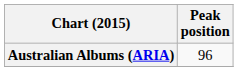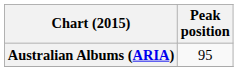(205, 54) 96 -> (205, 54) 95
